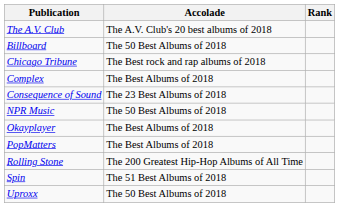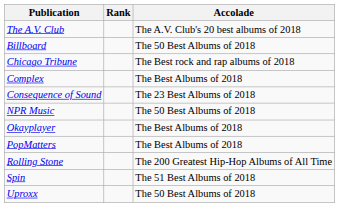columns swapped: (205, 12) <-> (320, 12)
